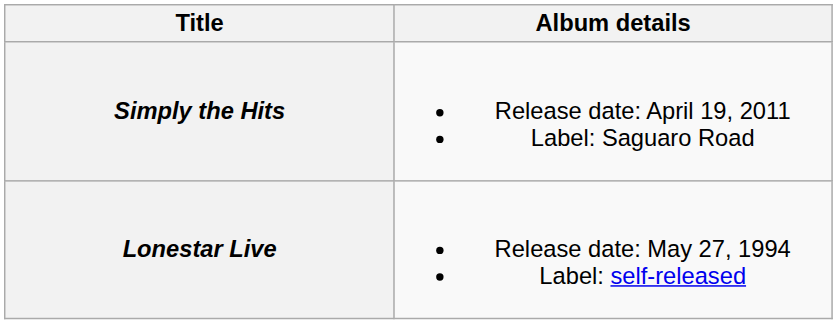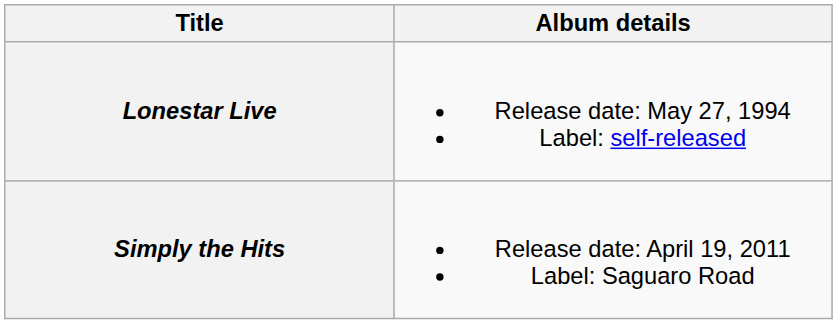rows swapped: (200, 249) <-> (200, 111)
